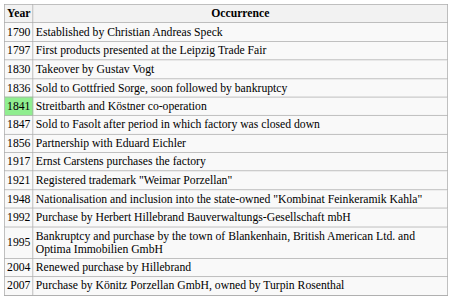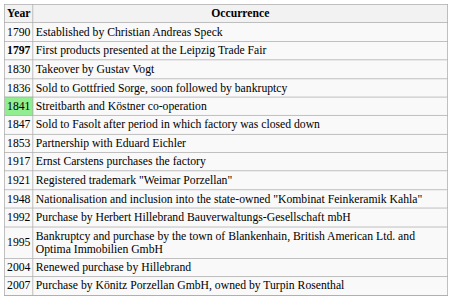(19, 50) normal -> (19, 50) bold
(19, 143) 1856 -> (19, 143) 1853
